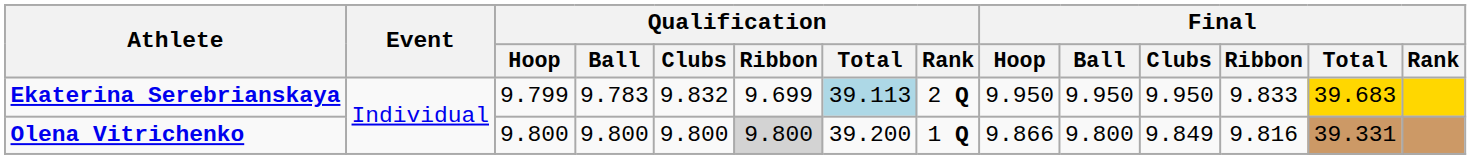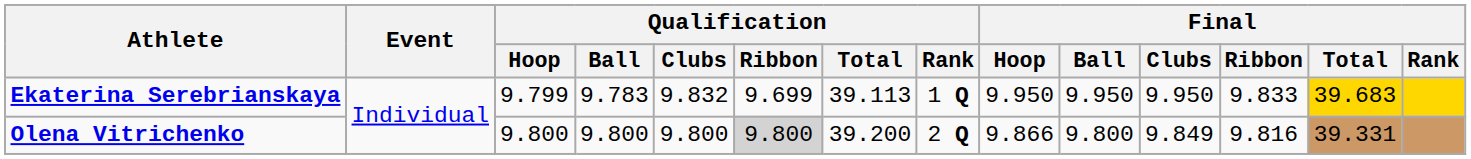(870, 97) lightblue background -> (870, 97) no background
(948, 97) 2 Q -> (948, 97) 1 Q
(948, 135) 1 Q -> (948, 135) 2 Q
